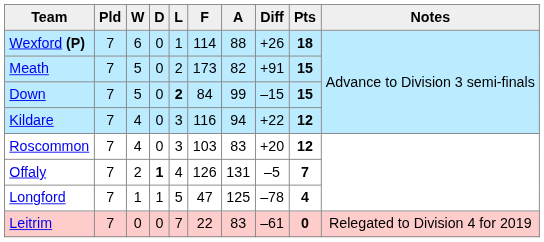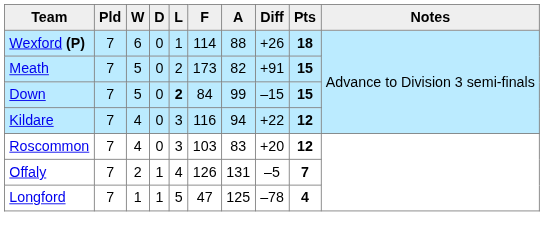(159, 172) bold -> (159, 172) normal
- row: (31, 223)
